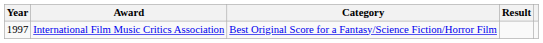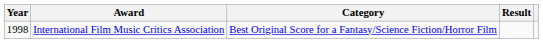(18, 30) 1997 -> (18, 30) 1998
